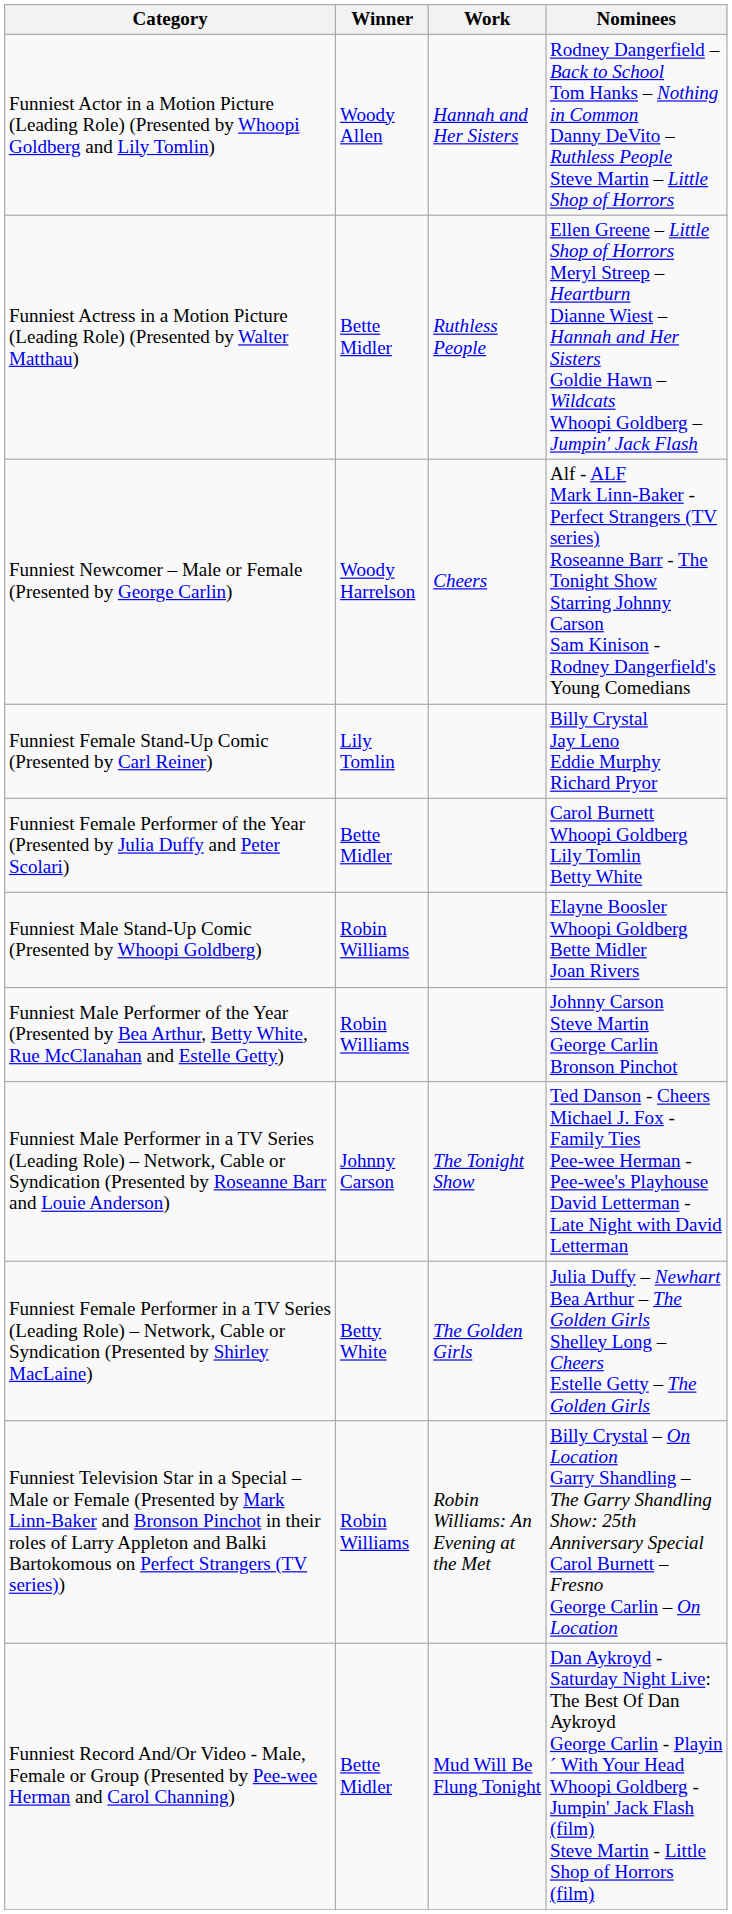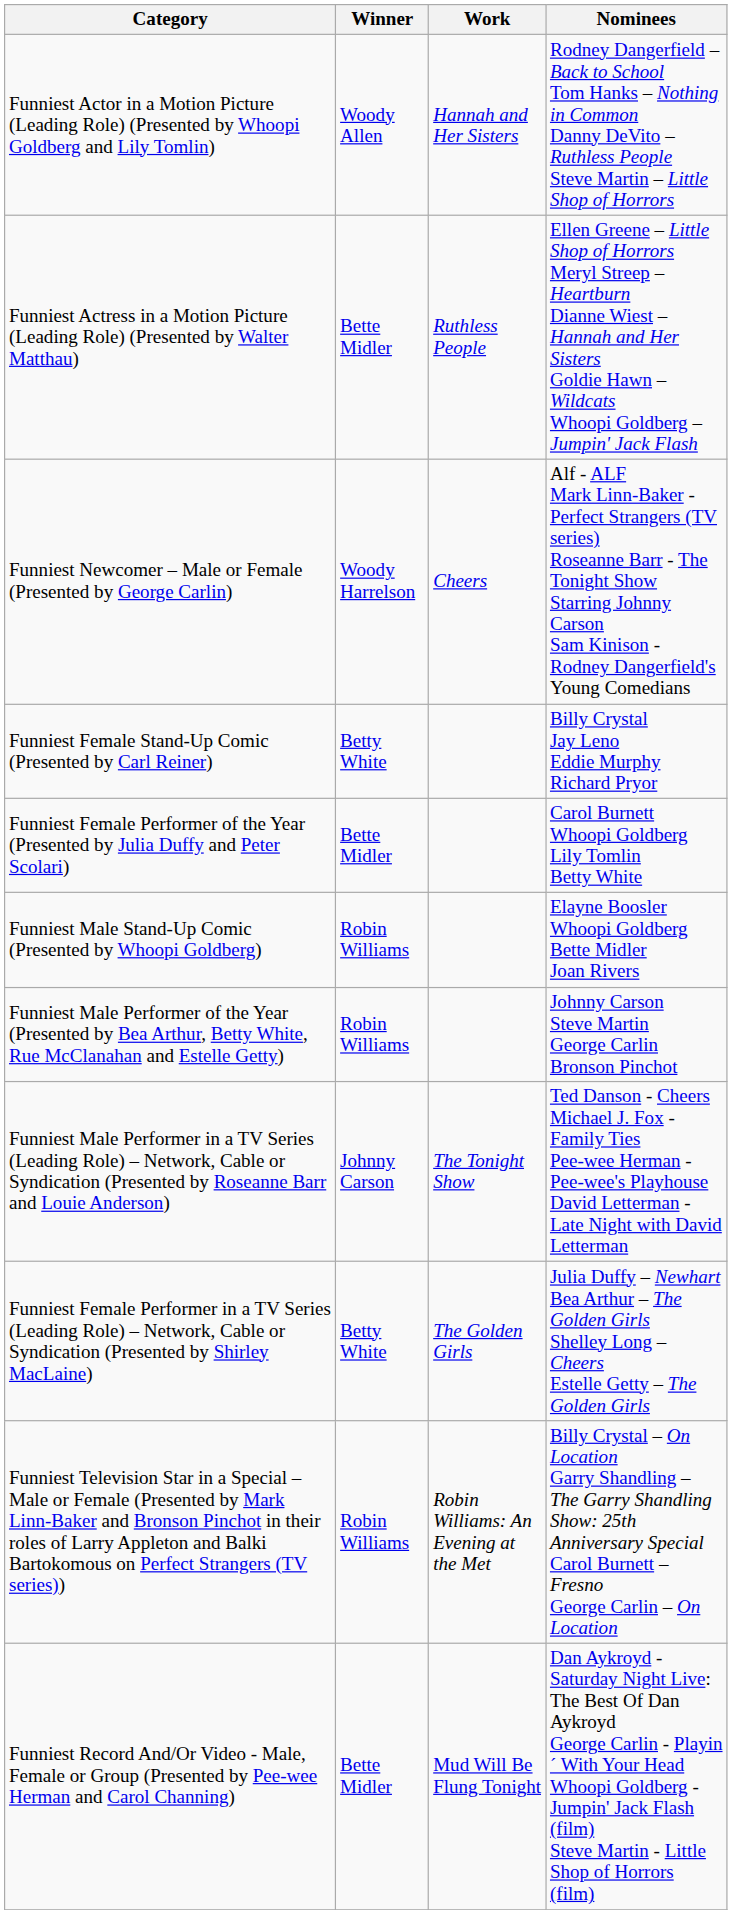(367, 750) Lily Tomlin -> (363, 750) Betty White
